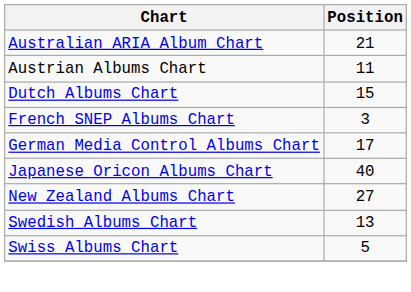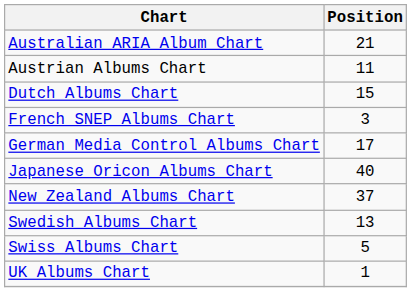(365, 197) 27 -> (365, 197) 37
+ row: (79, 274)
